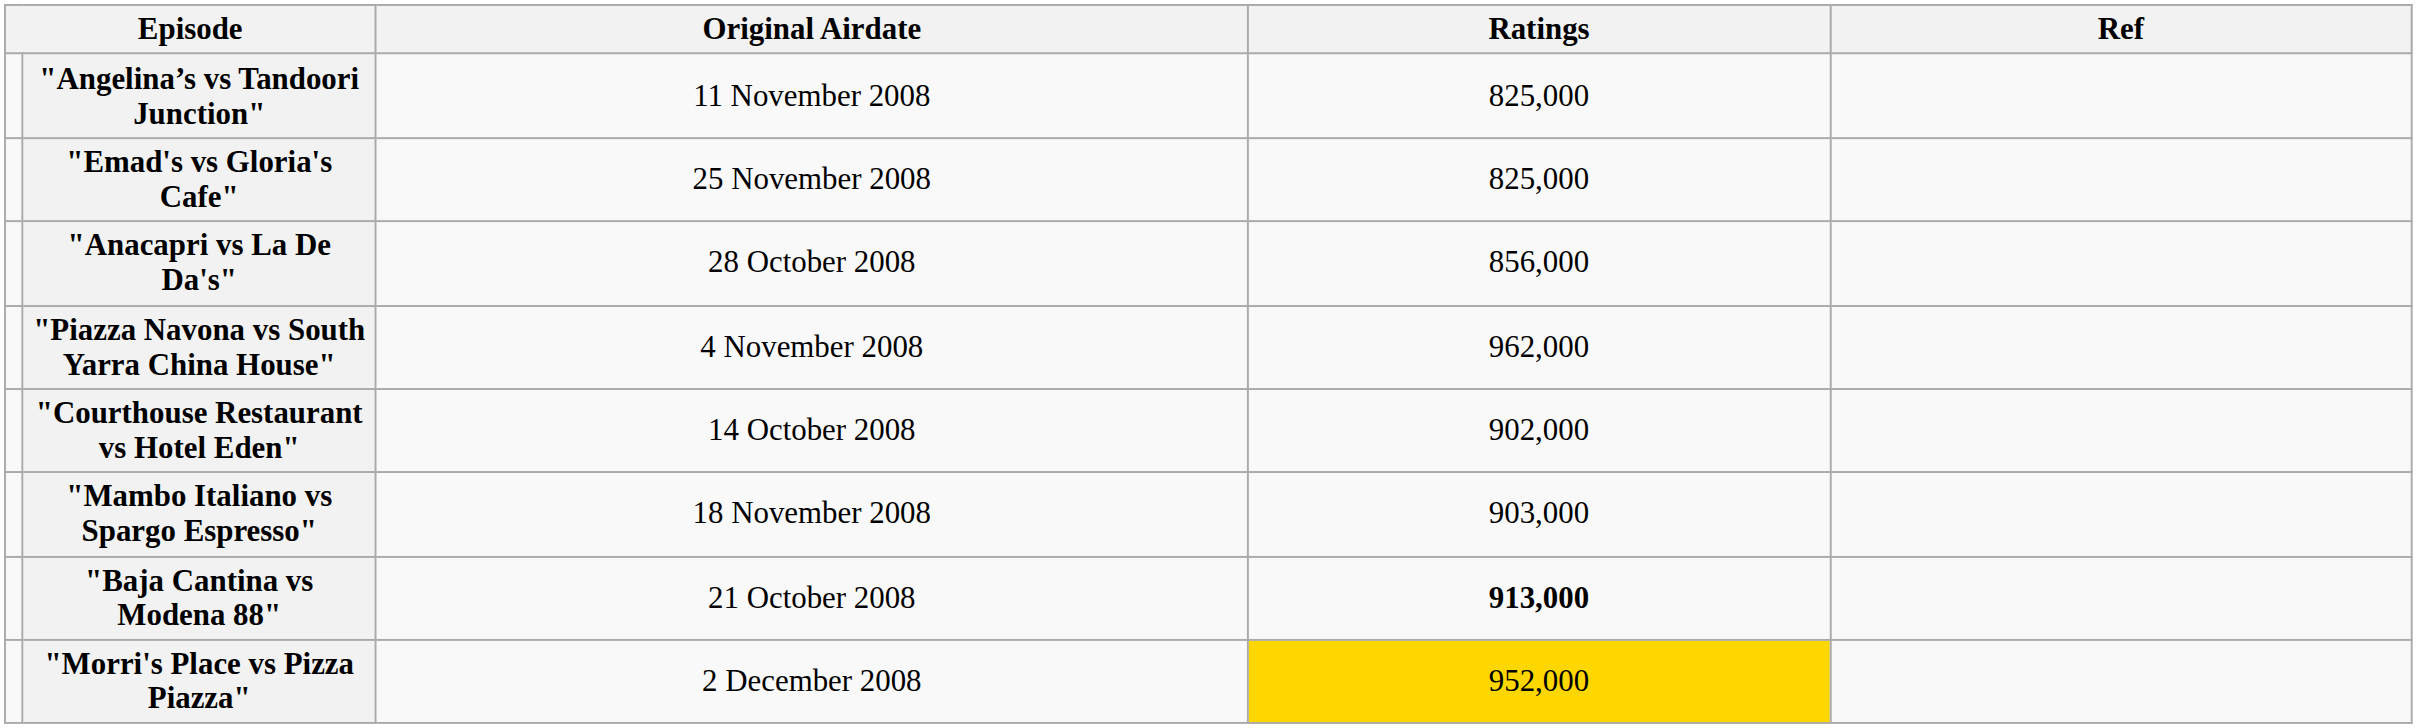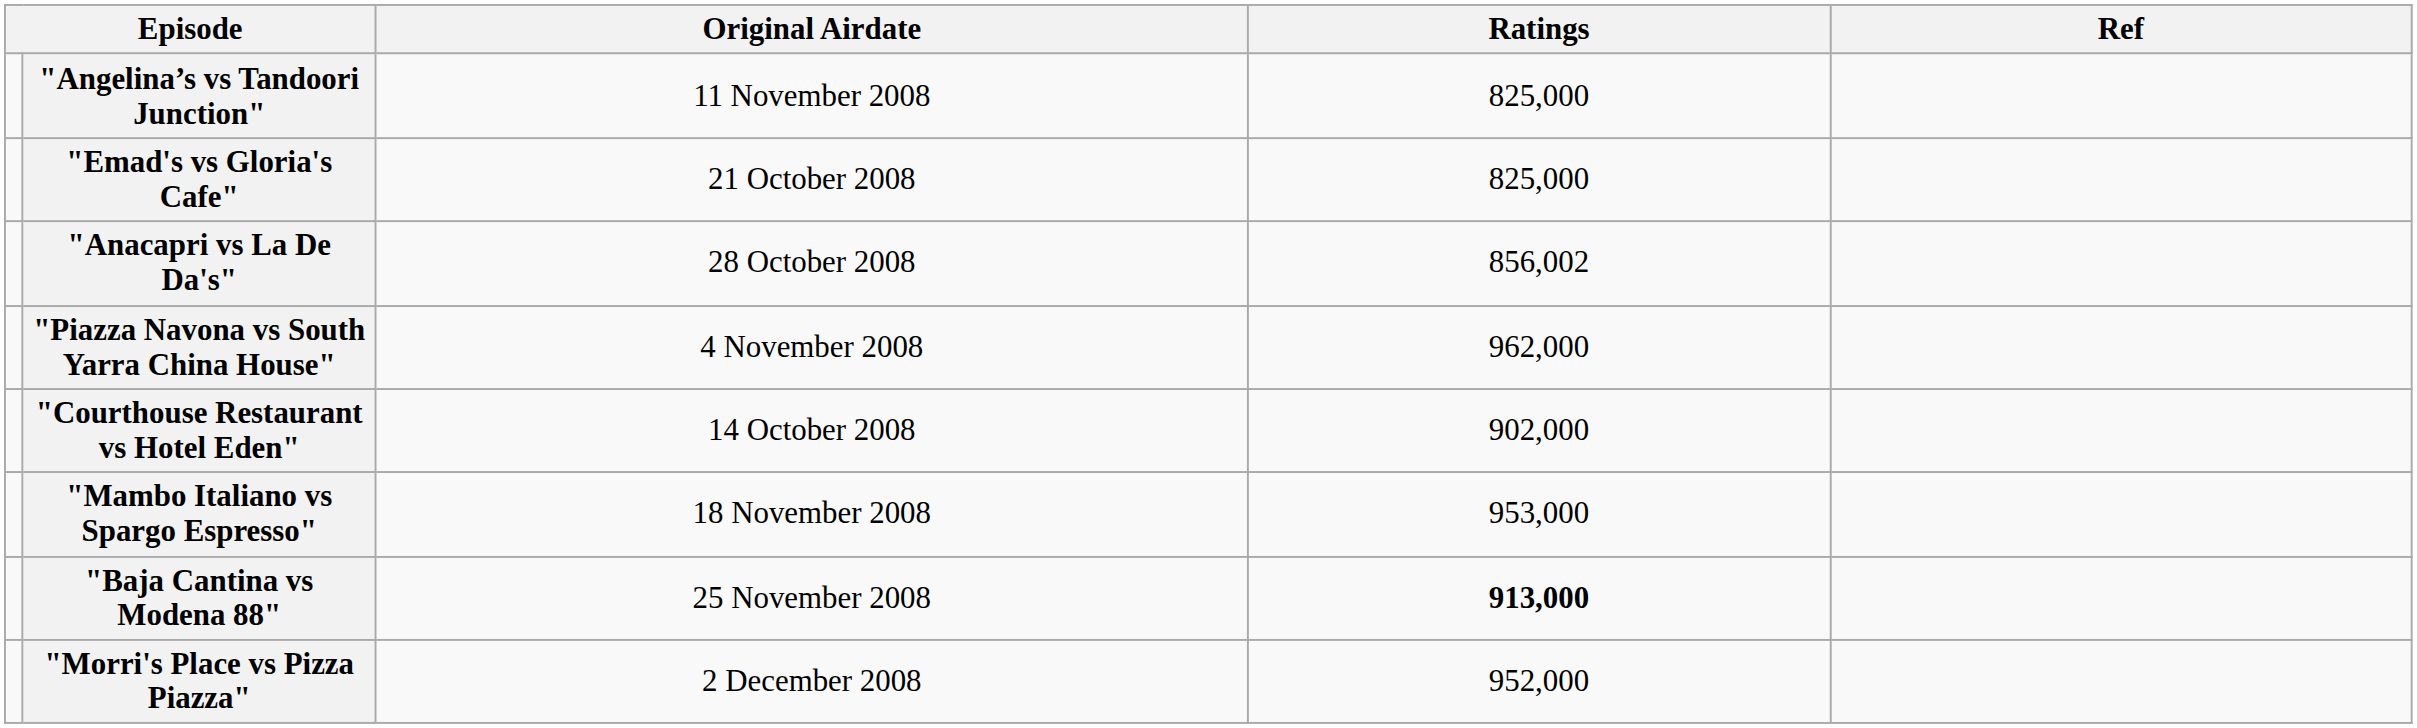(812, 179) 25 November 2008 -> (812, 179) 21 October 2008
(1539, 262) 856,000 -> (1539, 262) 856,002
(1539, 513) 903,000 -> (1539, 513) 953,000
(812, 597) 21 October 2008 -> (812, 597) 25 November 2008
(1539, 681) gold background -> (1539, 681) no background
